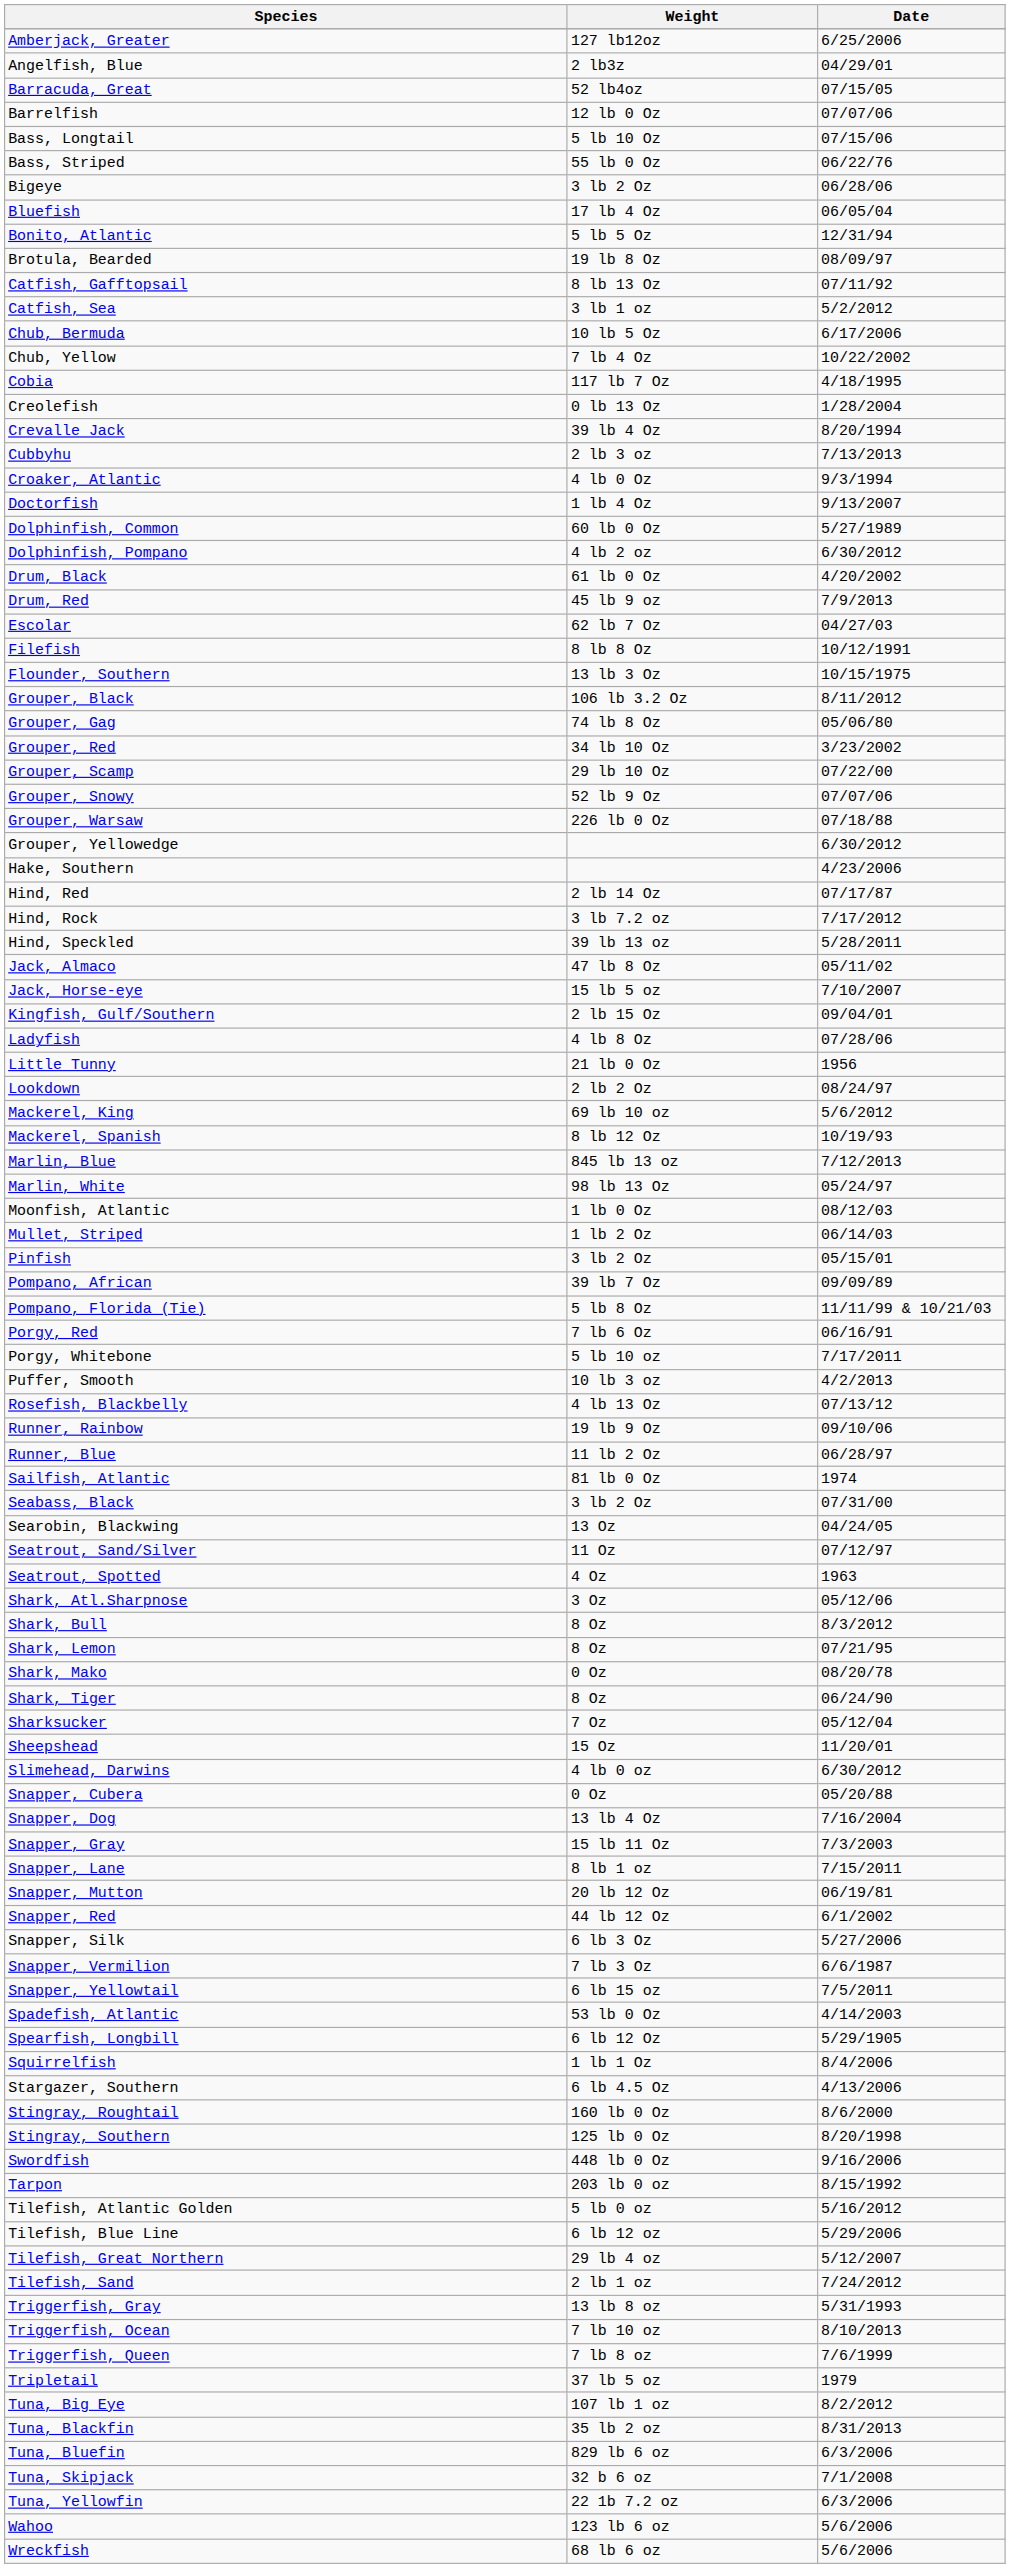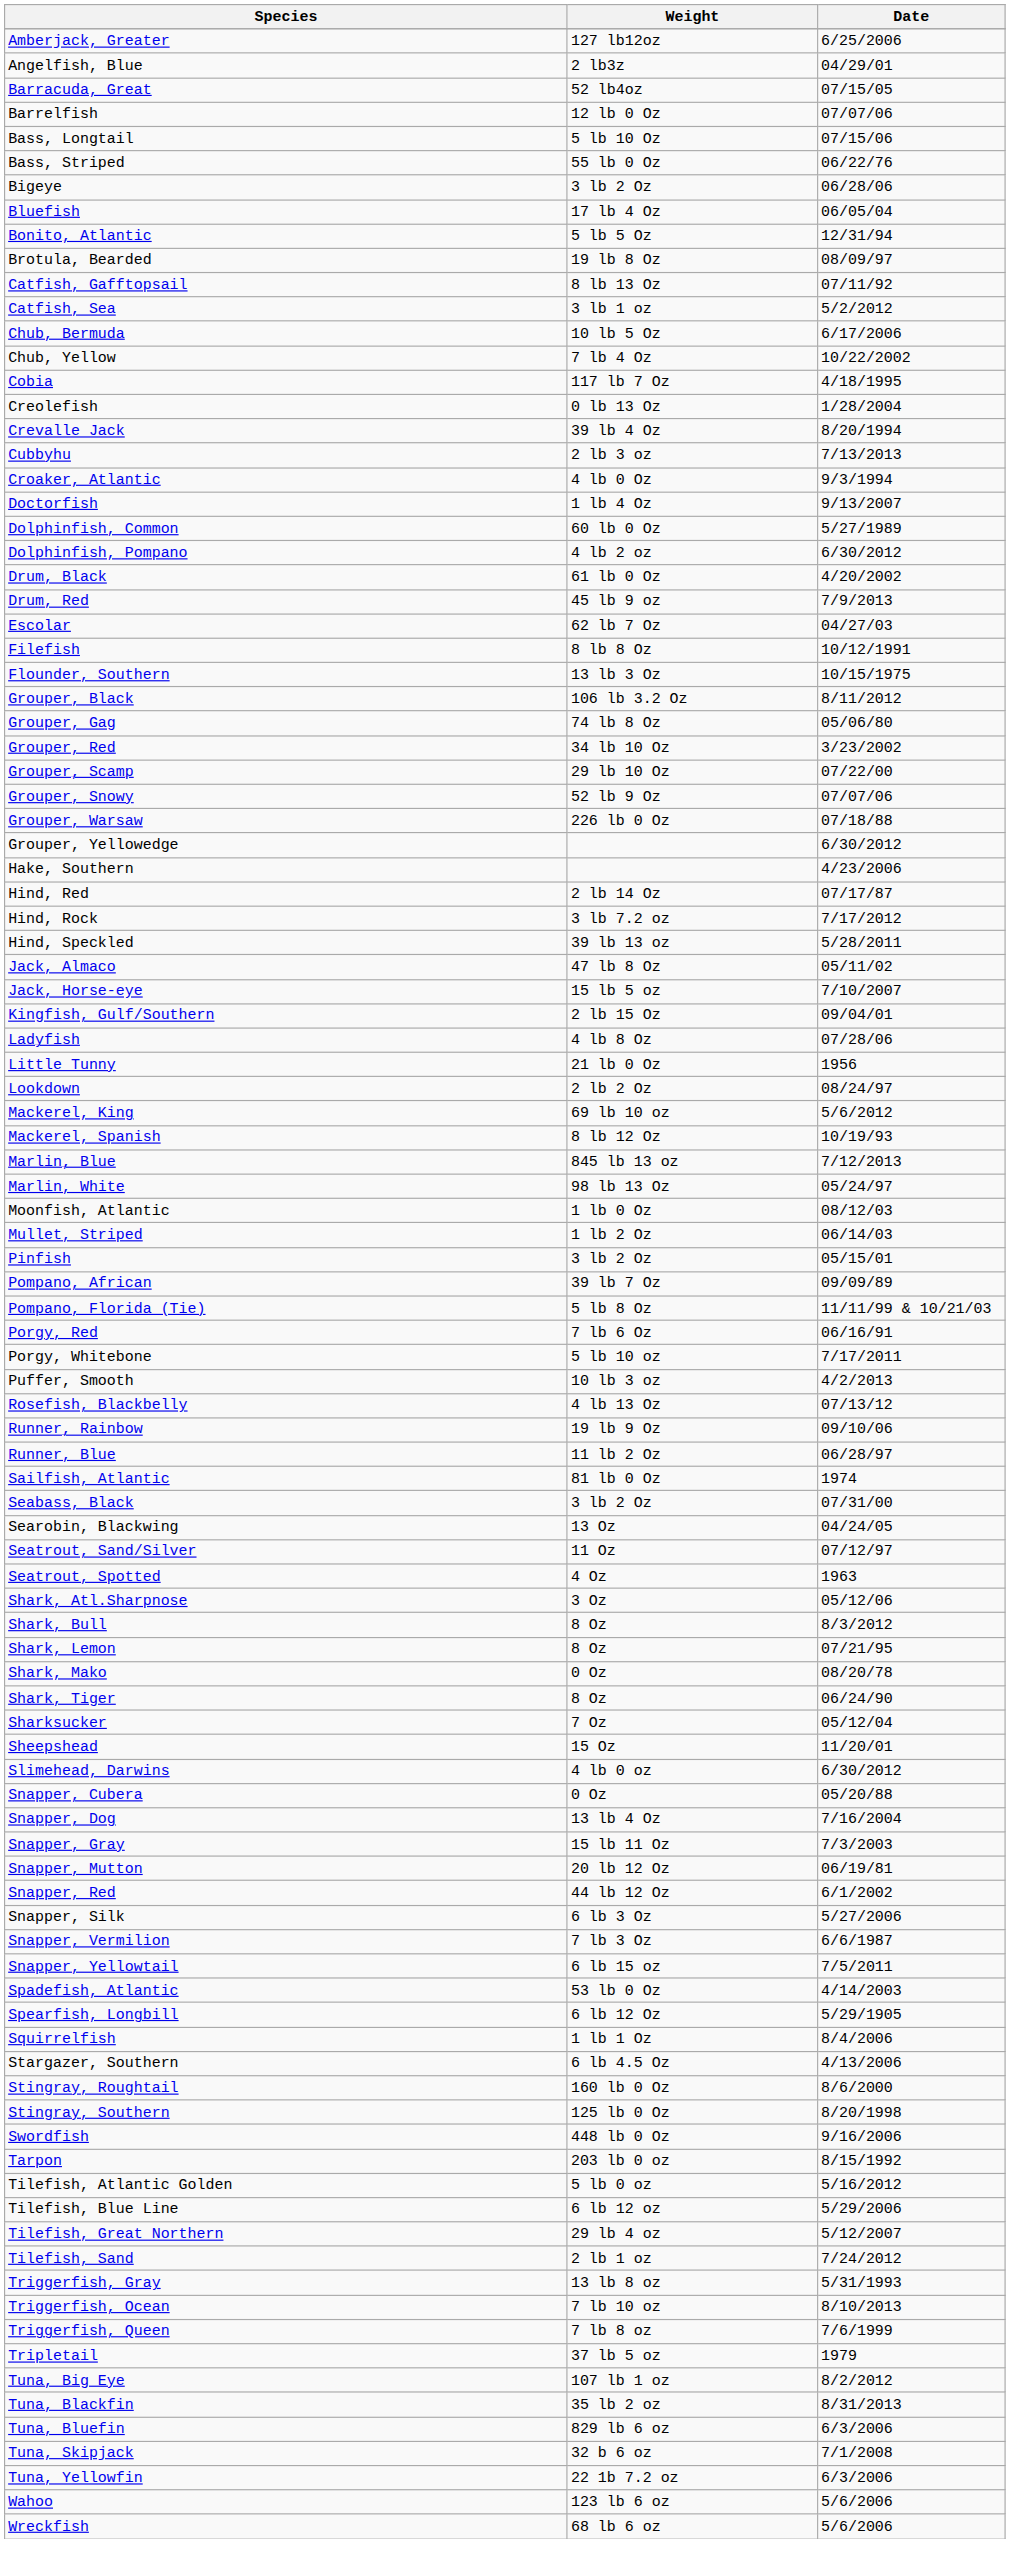- row: (66, 1869)
